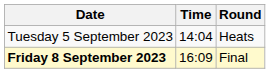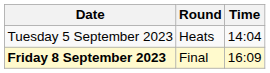columns swapped: (196, 15) <-> (240, 15)
